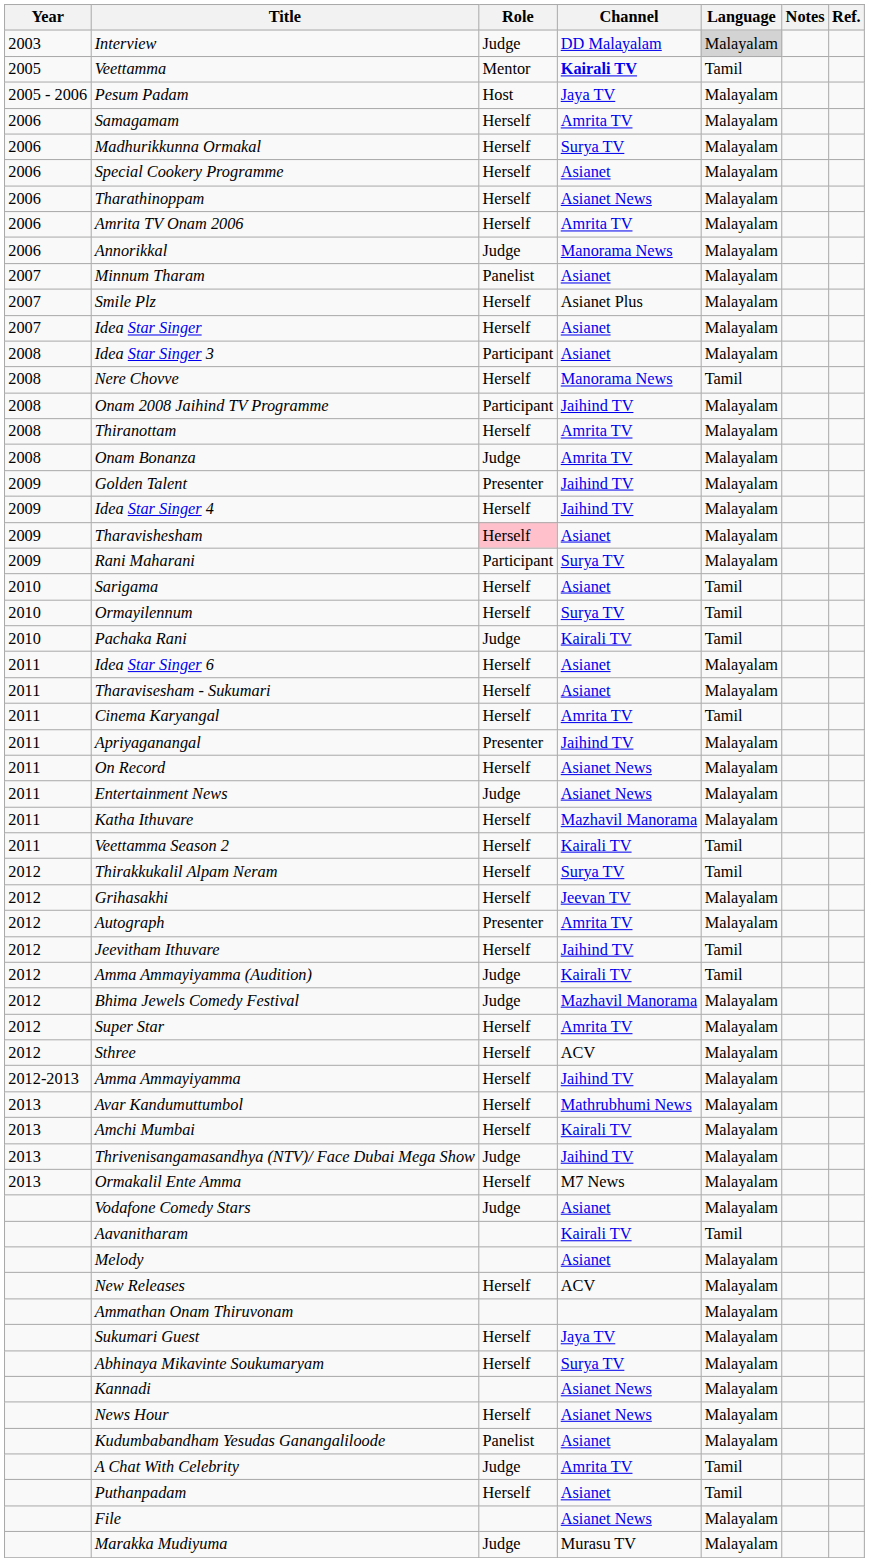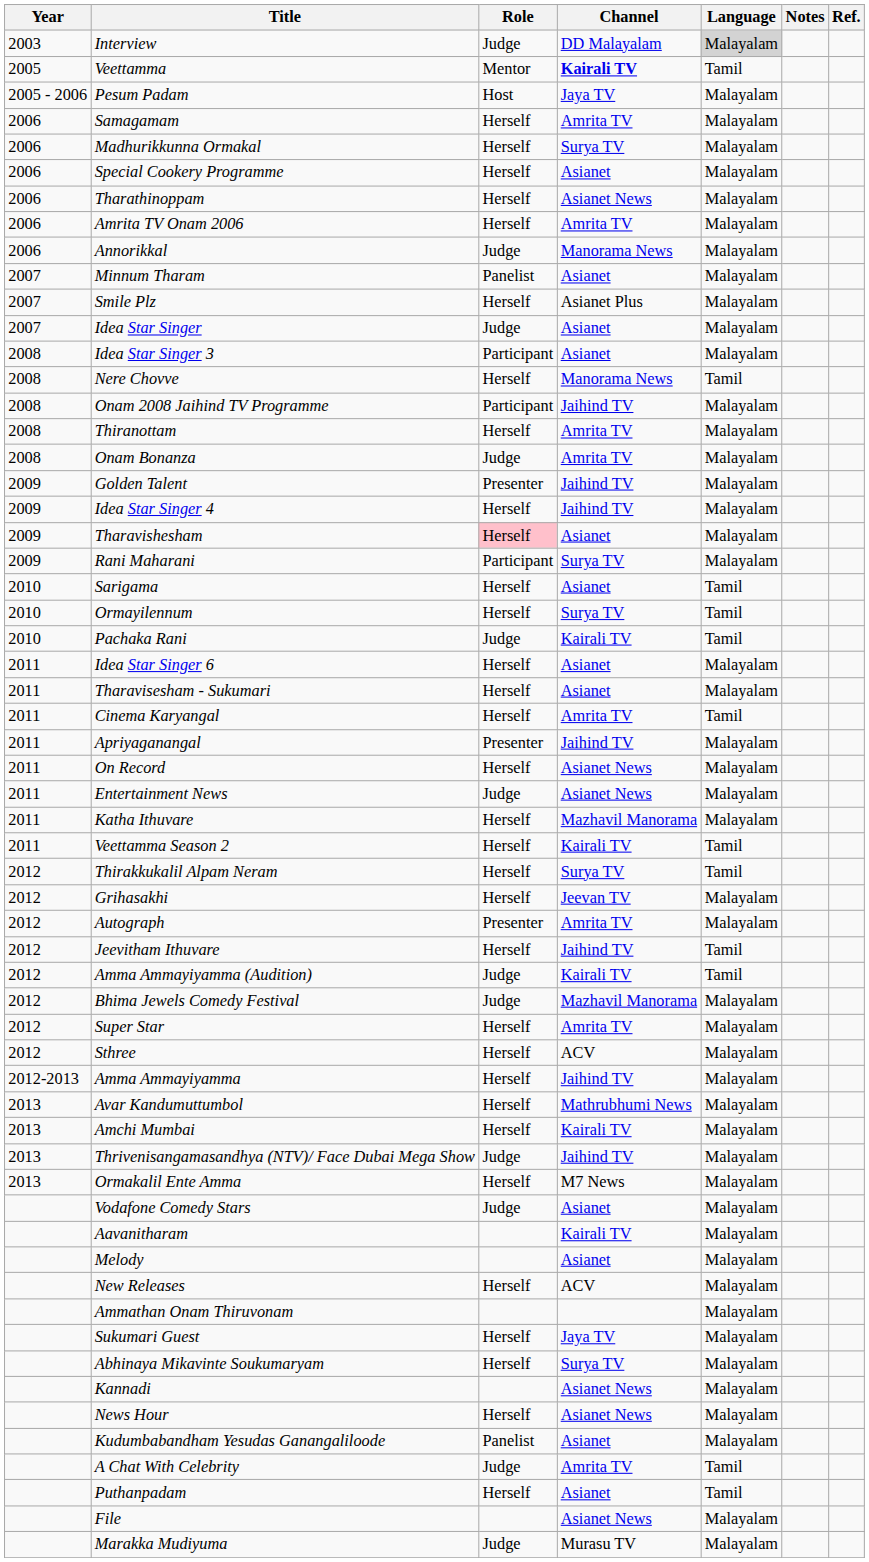(507, 328) Herself -> (502, 328) Judge
(724, 1233) Tamil -> (741, 1233) Malayalam
